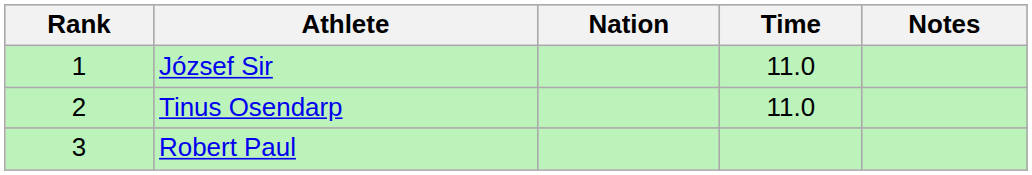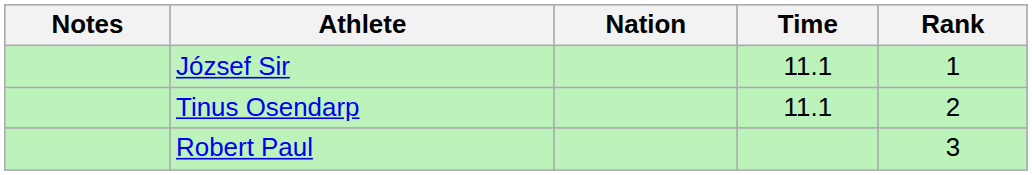columns swapped: (79, 25) <-> (944, 25)
(791, 66) 11.0 -> (808, 66) 11.1
(791, 107) 11.0 -> (808, 107) 11.1
